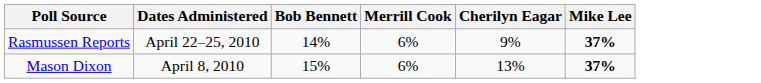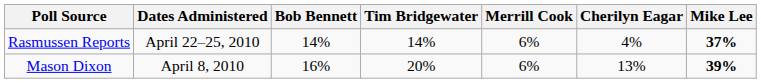+ column: (421, 16)
(510, 41) 9% -> (631, 41) 4%
(316, 66) 15% -> (316, 66) 16%
(600, 66) 37% -> (721, 66) 39%
